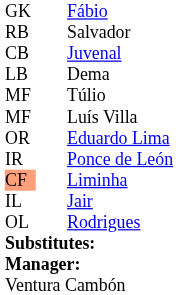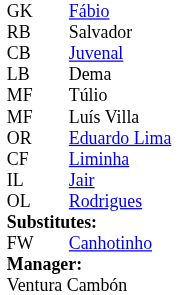- row: (120, 158)
(16, 180) lightsalmon background -> (18, 158) no background
+ row: (110, 243)
